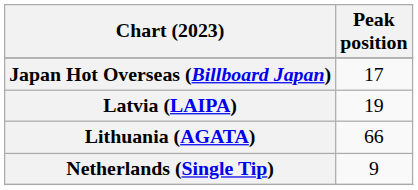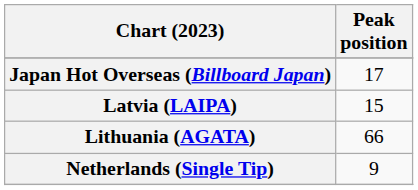(374, 105) 19 -> (374, 105) 15
